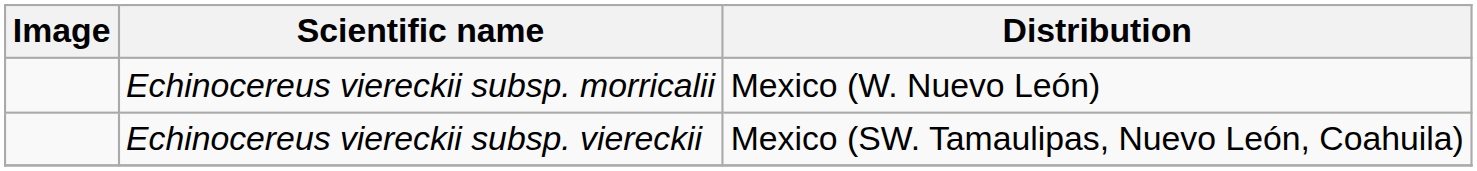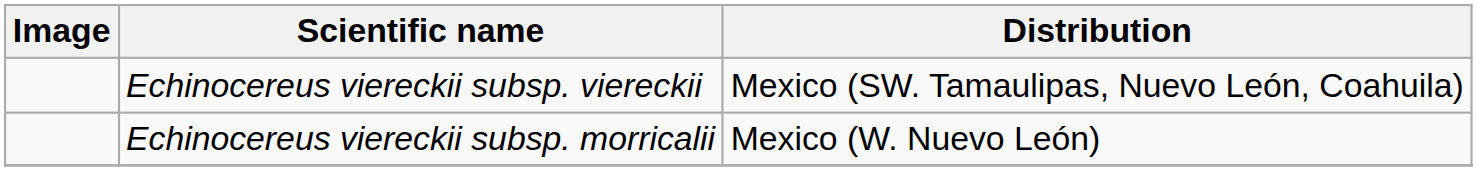rows swapped: (421, 84) <-> (414, 138)
